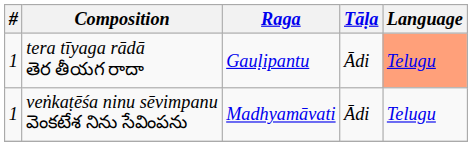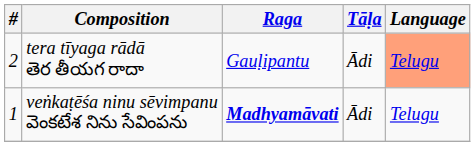(13, 60) 1 -> (13, 60) 2
(281, 114) normal -> (282, 114) bold
